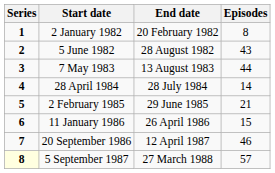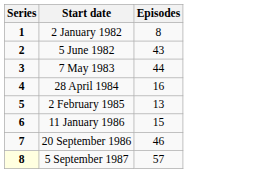- column: (178, 13)
(246, 86) 14 -> (158, 86) 16
(246, 104) 21 -> (158, 104) 13
